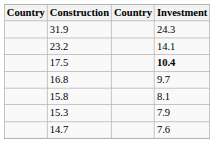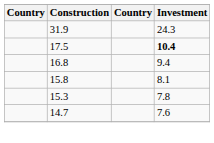- row: (59, 46)
(163, 79) 9.7 -> (163, 63) 9.4
(163, 113) 7.9 -> (163, 96) 7.8
